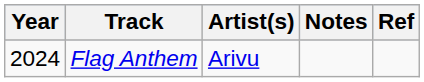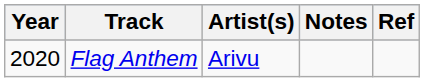(35, 58) 2024 -> (35, 58) 2020
